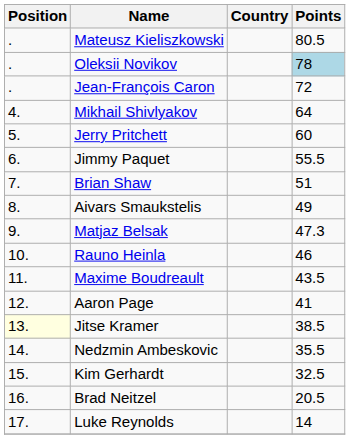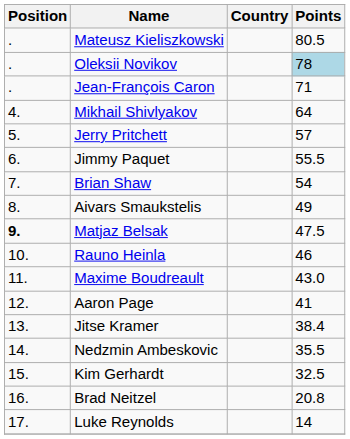(304, 87) 72 -> (304, 87) 71
(304, 135) 60 -> (304, 135) 57
(304, 183) 51 -> (304, 183) 54
(14, 231) normal -> (14, 231) bold
(310, 231) 47.3 -> (310, 231) 47.5
(310, 278) 43.5 -> (310, 278) 43.0
(18, 326) lightyellow background -> (18, 326) no background
(310, 326) 38.5 -> (310, 326) 38.4
(310, 398) 20.5 -> (310, 398) 20.8
